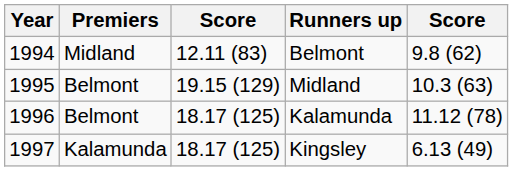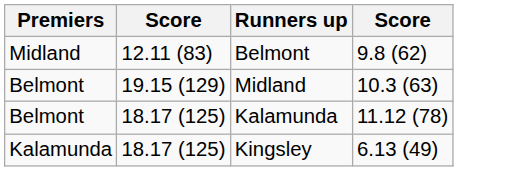- column: (32, 20)
